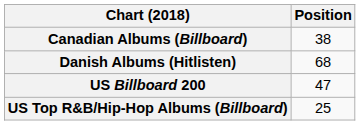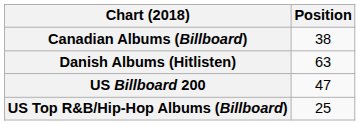(323, 62) 68 -> (323, 62) 63
